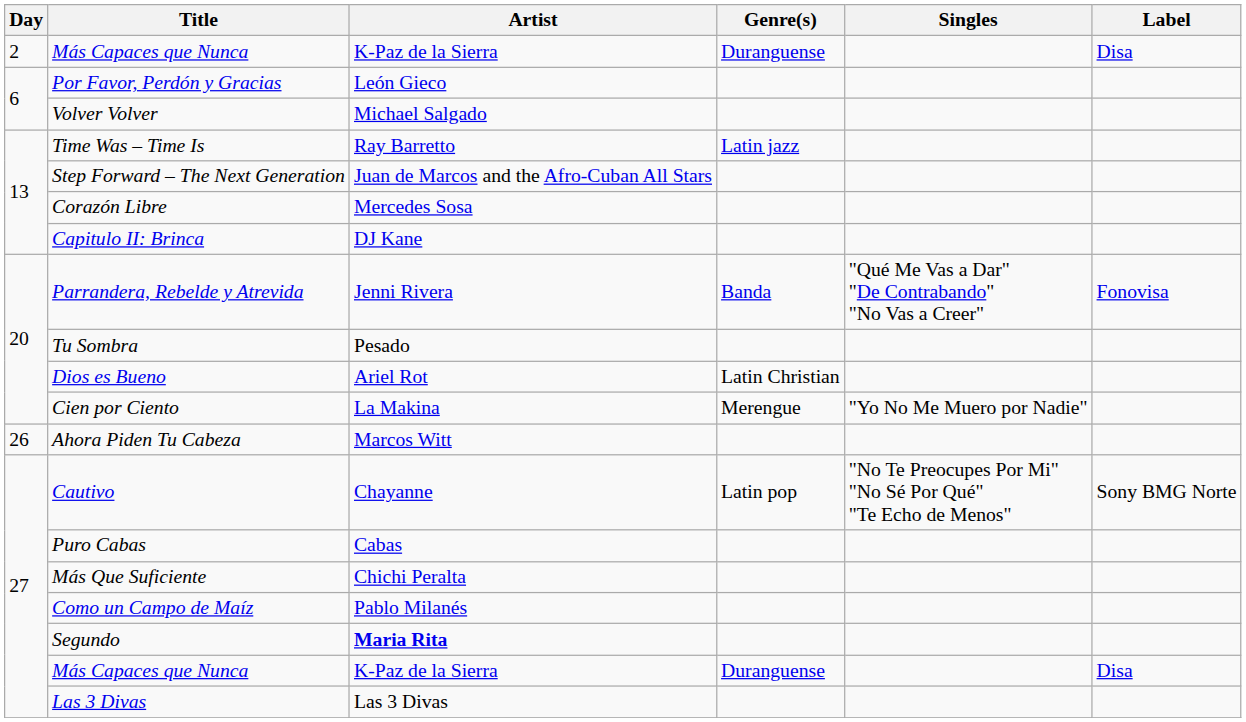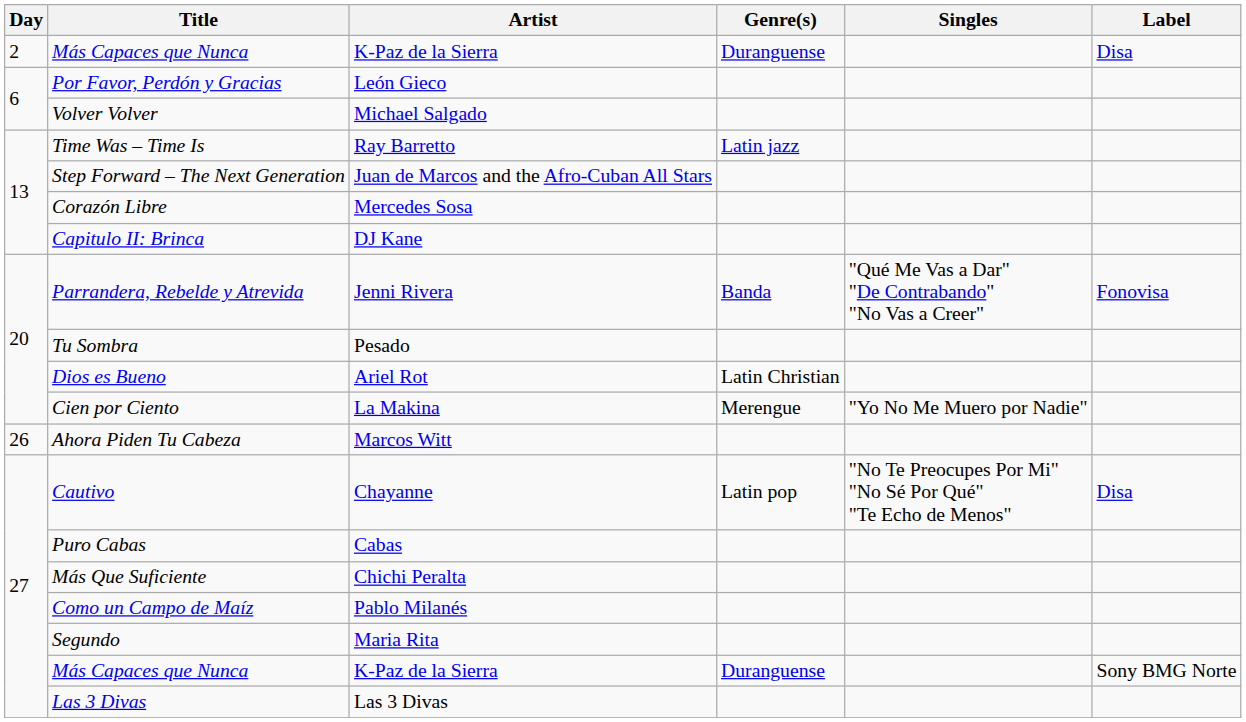(1167, 492) Sony BMG Norte -> (1115, 492) Disa
(401, 639) bold -> (396, 639) normal
(1115, 670) Disa -> (1167, 670) Sony BMG Norte
